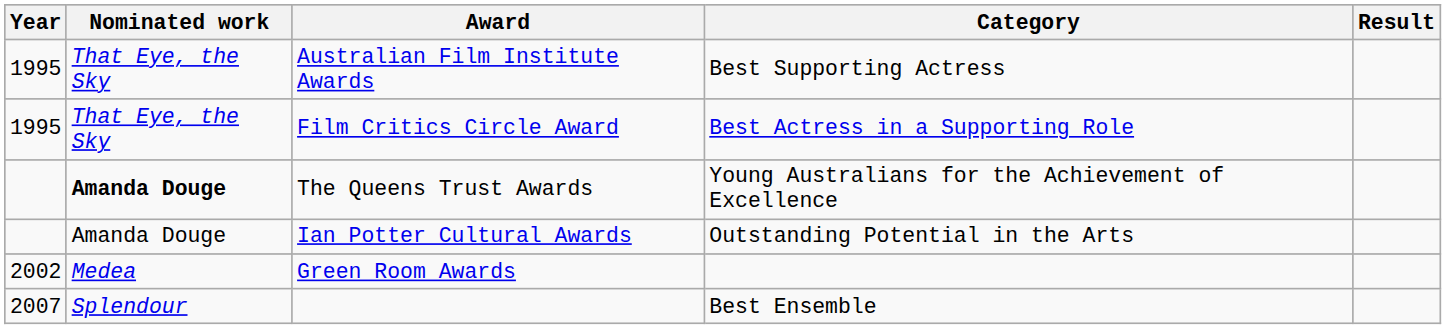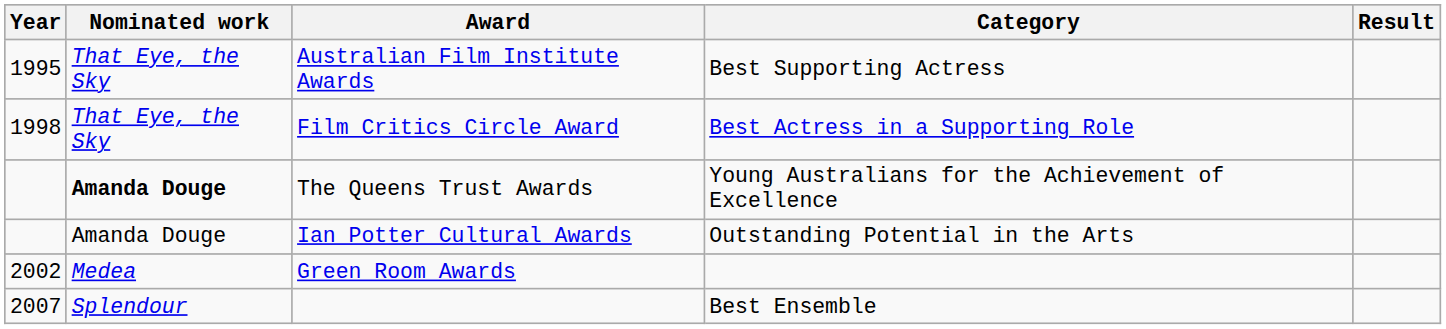(36, 129) 1995 -> (36, 129) 1998
